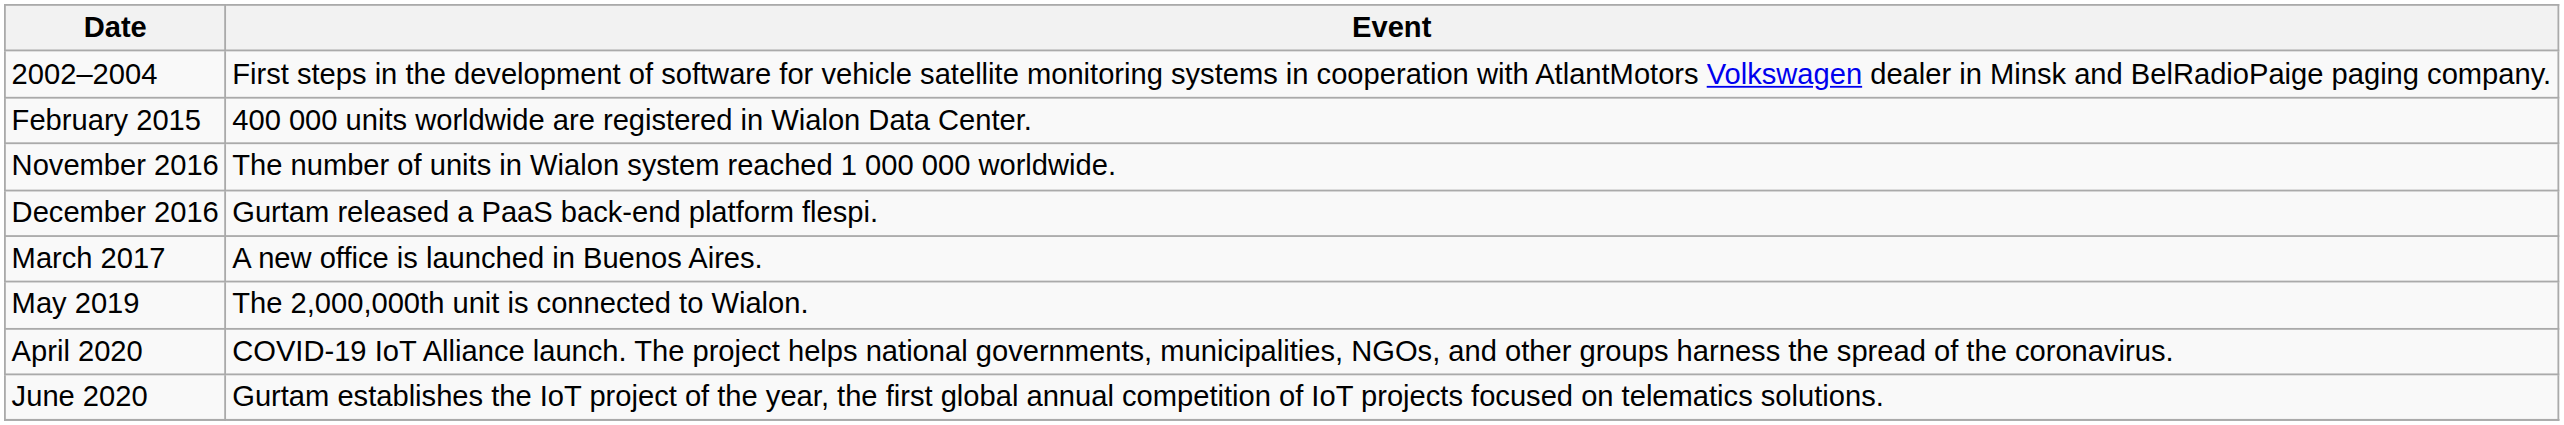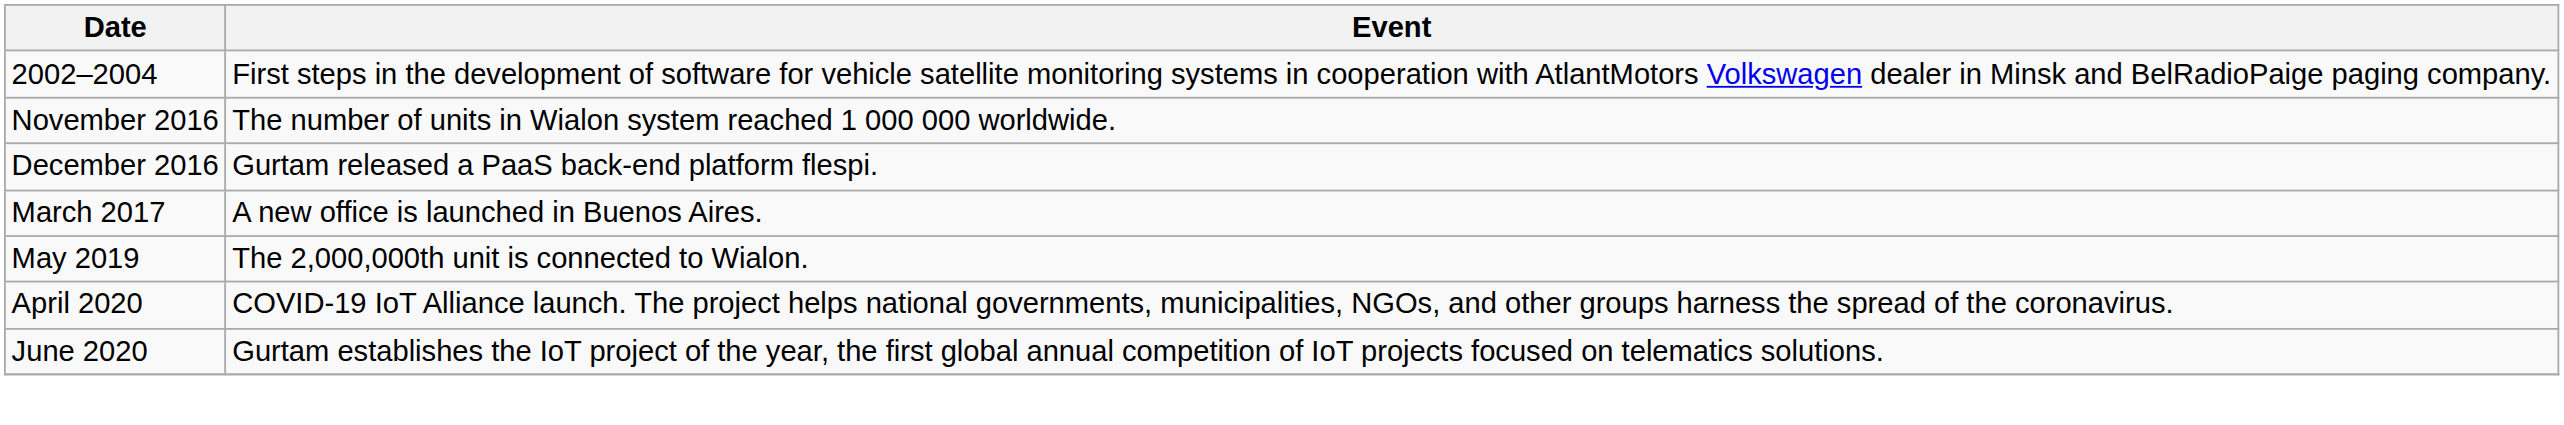- row: (106, 119)
